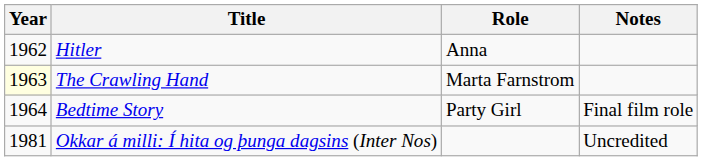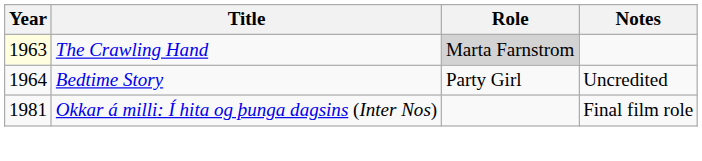- row: (79, 49)
(510, 79) no background -> (510, 49) lightgrey background
(638, 110) Final film role -> (625, 79) Uncredited
(625, 140) Uncredited -> (638, 110) Final film role
